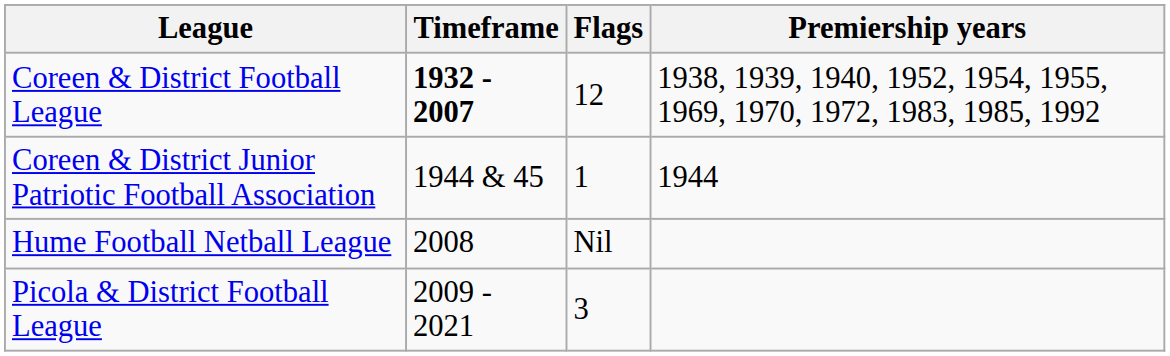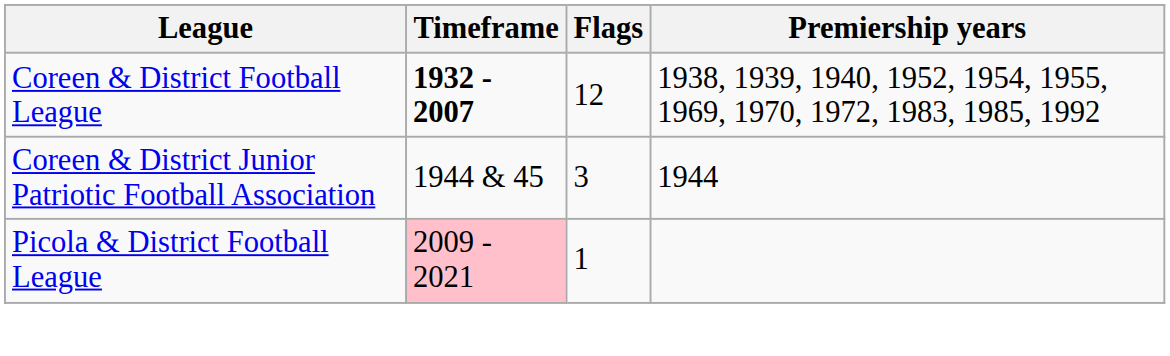(581, 177) 1 -> (581, 177) 3
- row: (202, 242)
(452, 308) no background -> (452, 260) pink background
(581, 308) 3 -> (581, 260) 1
